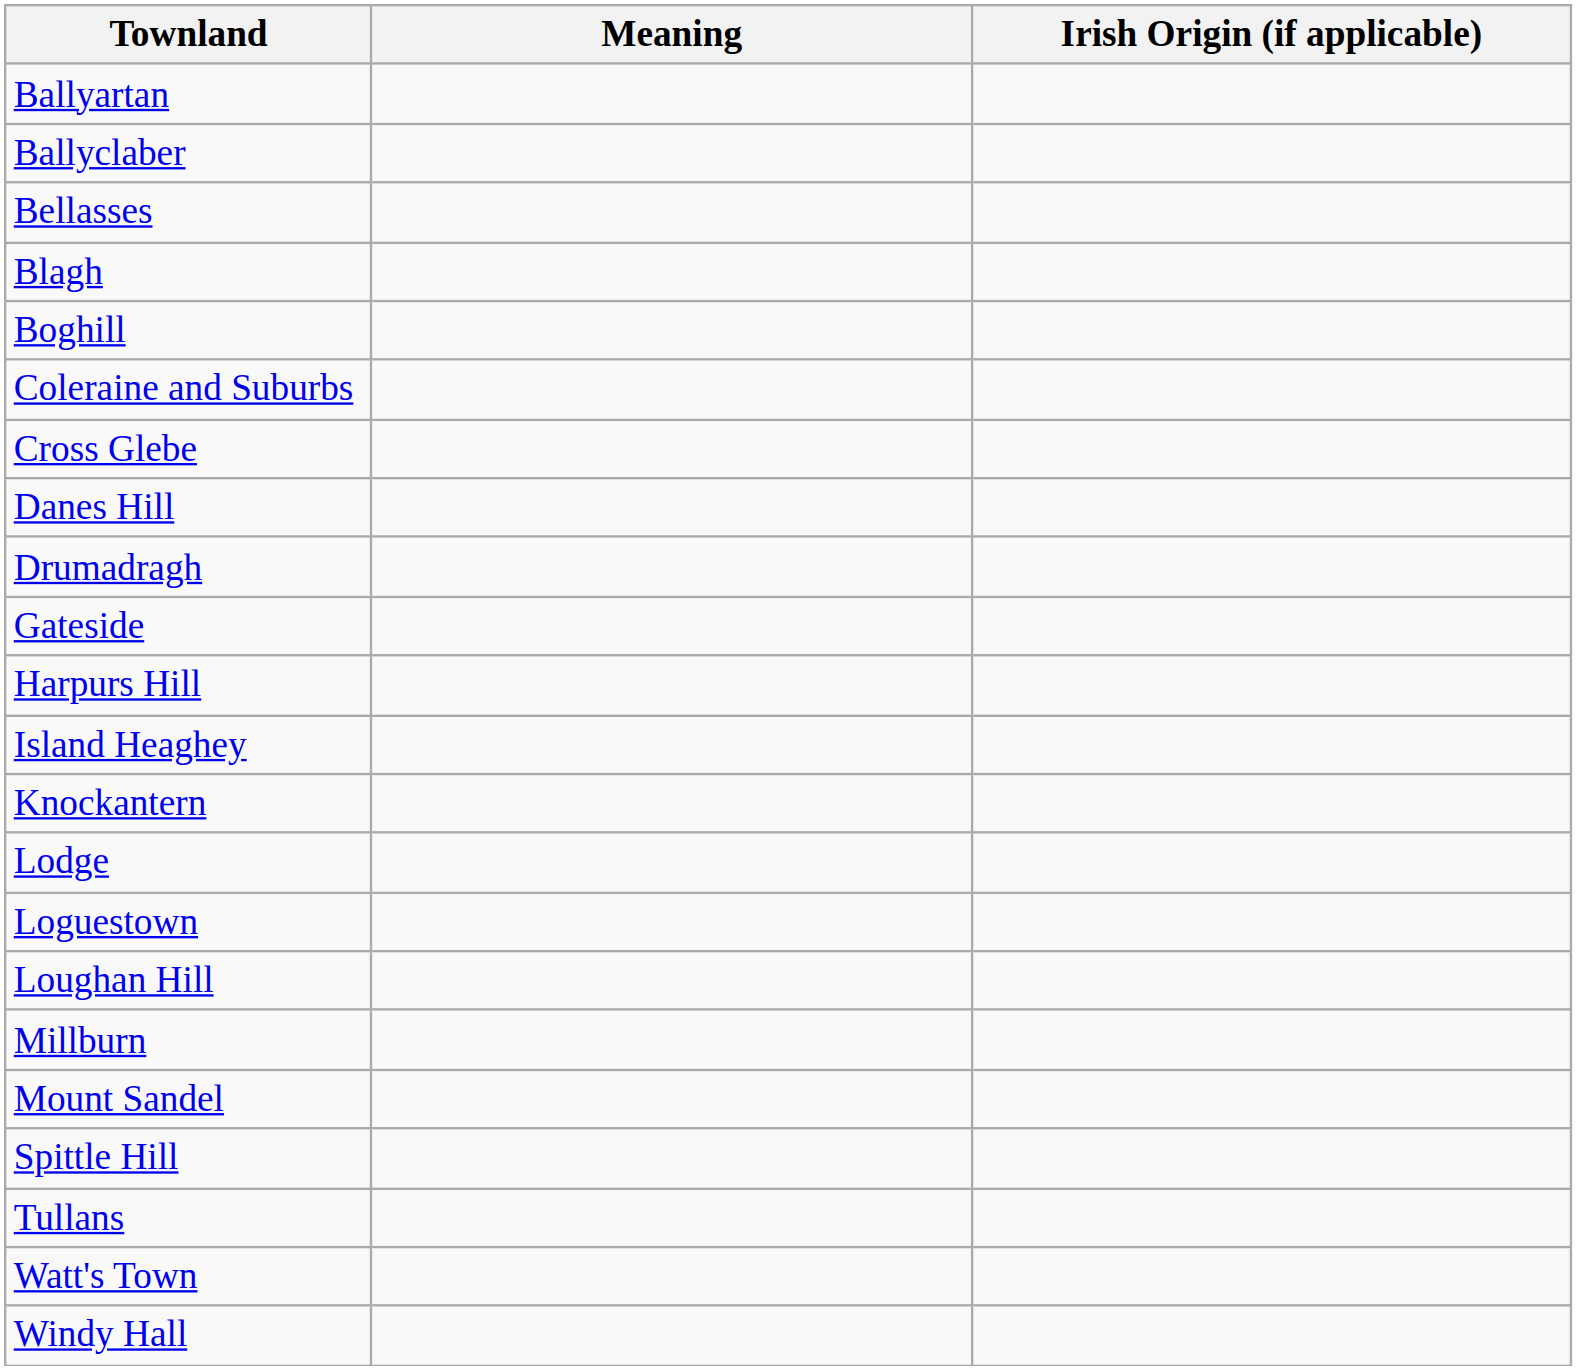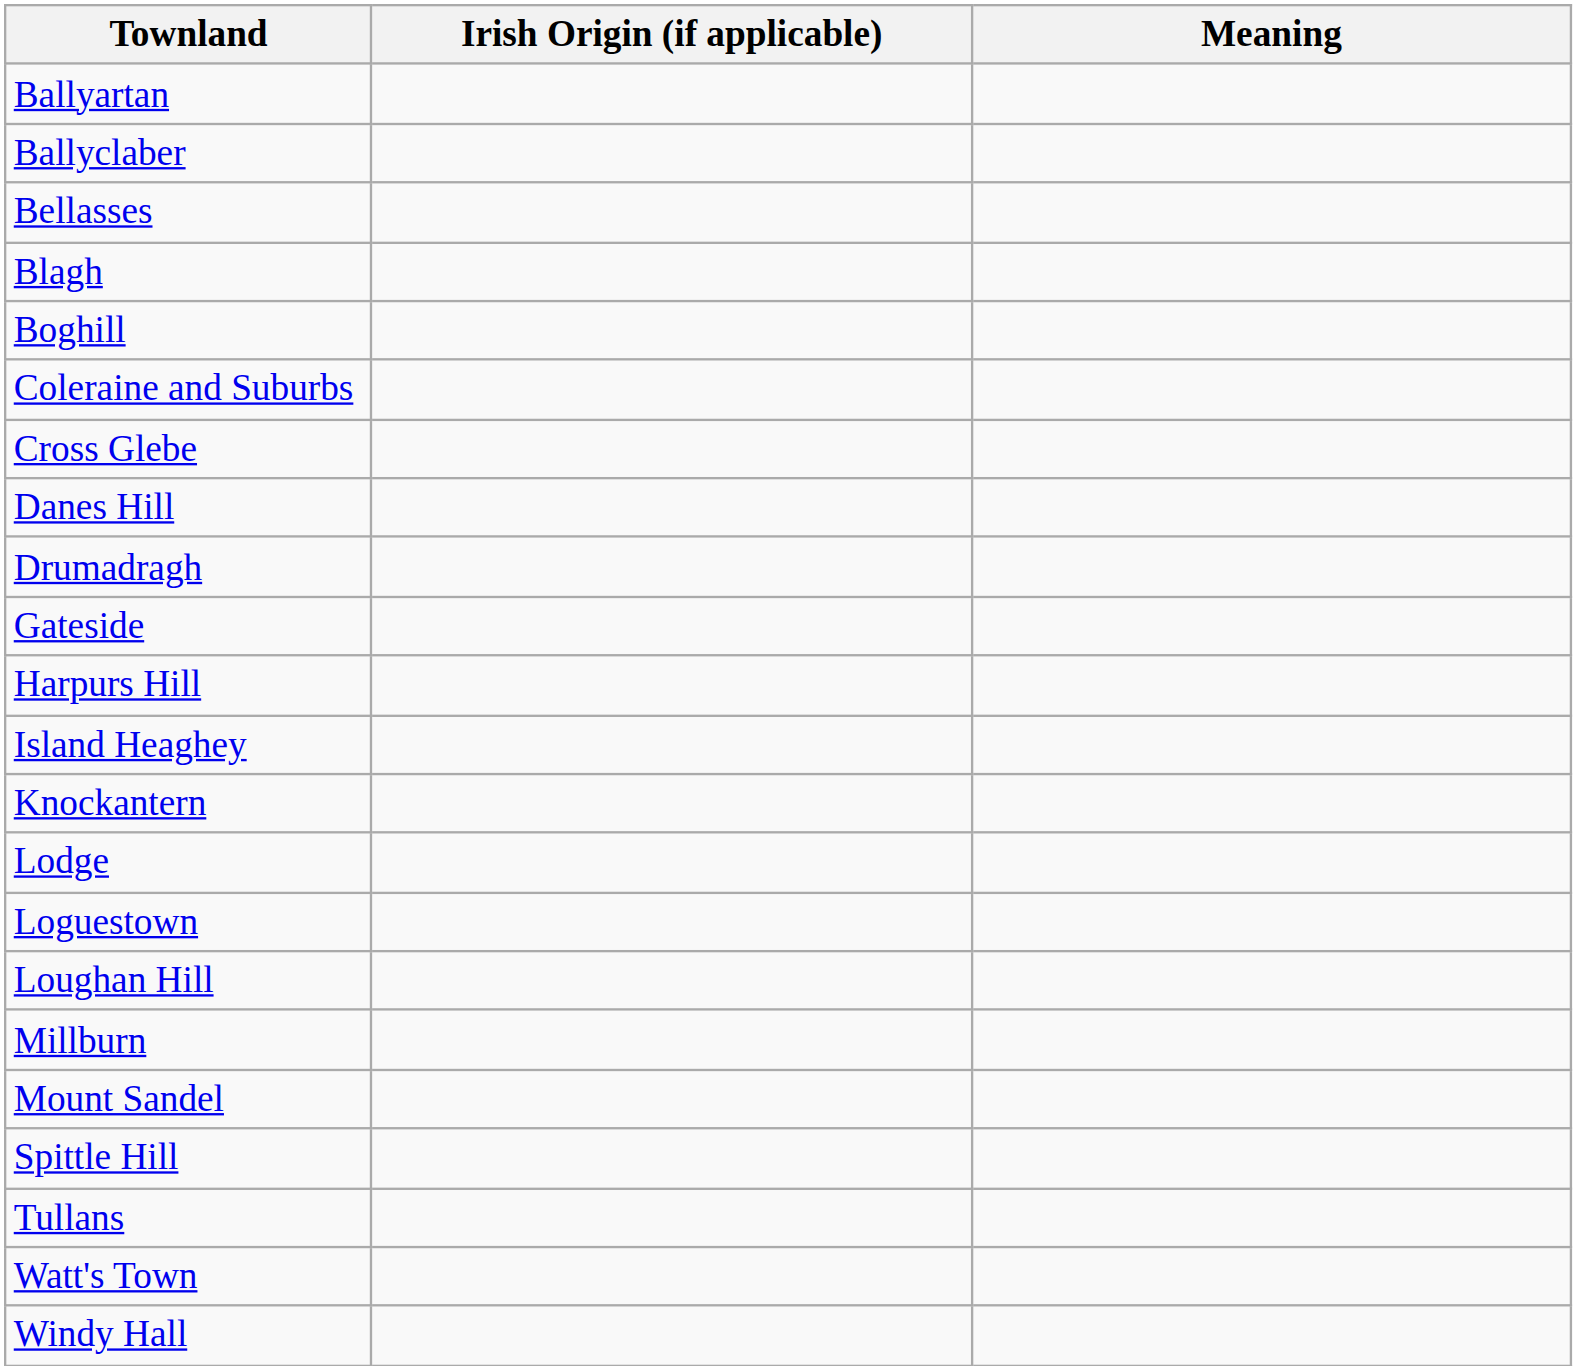columns swapped: (1271, 34) <-> (672, 34)
